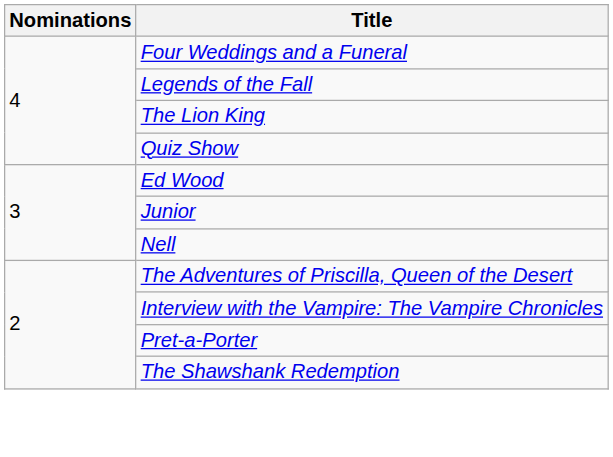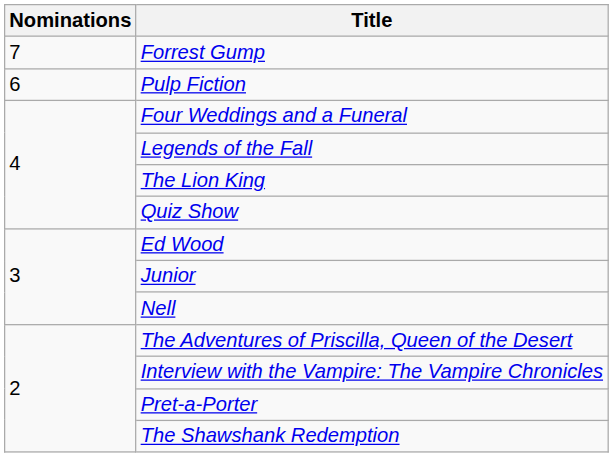+ row: (203, 52)
+ row: (193, 84)
